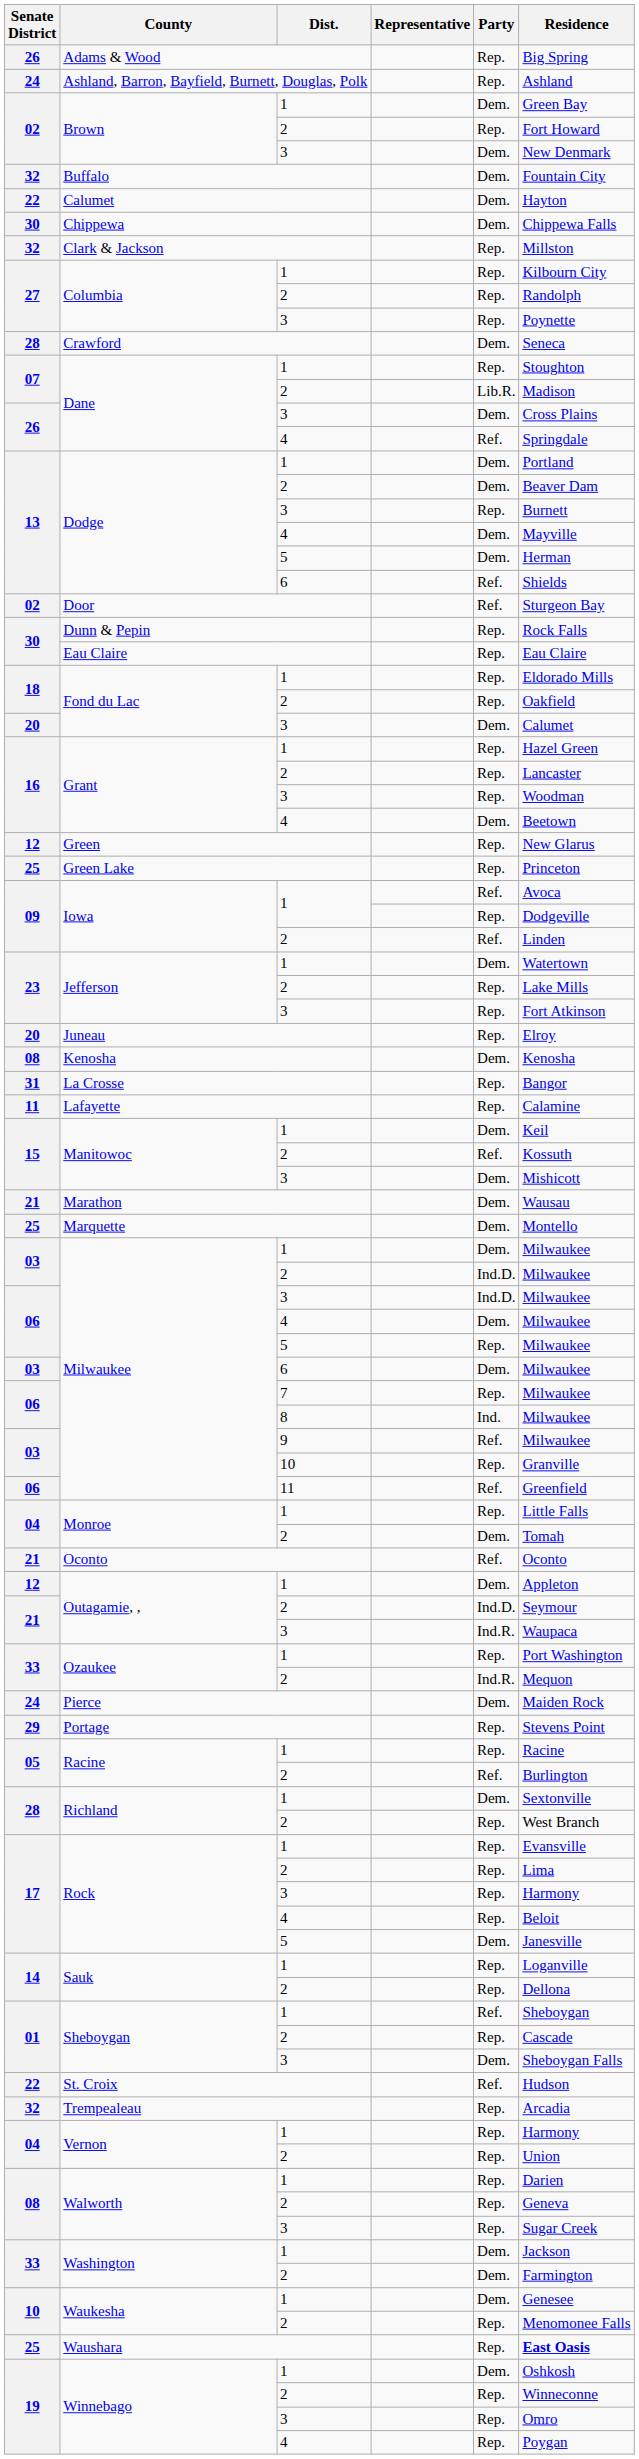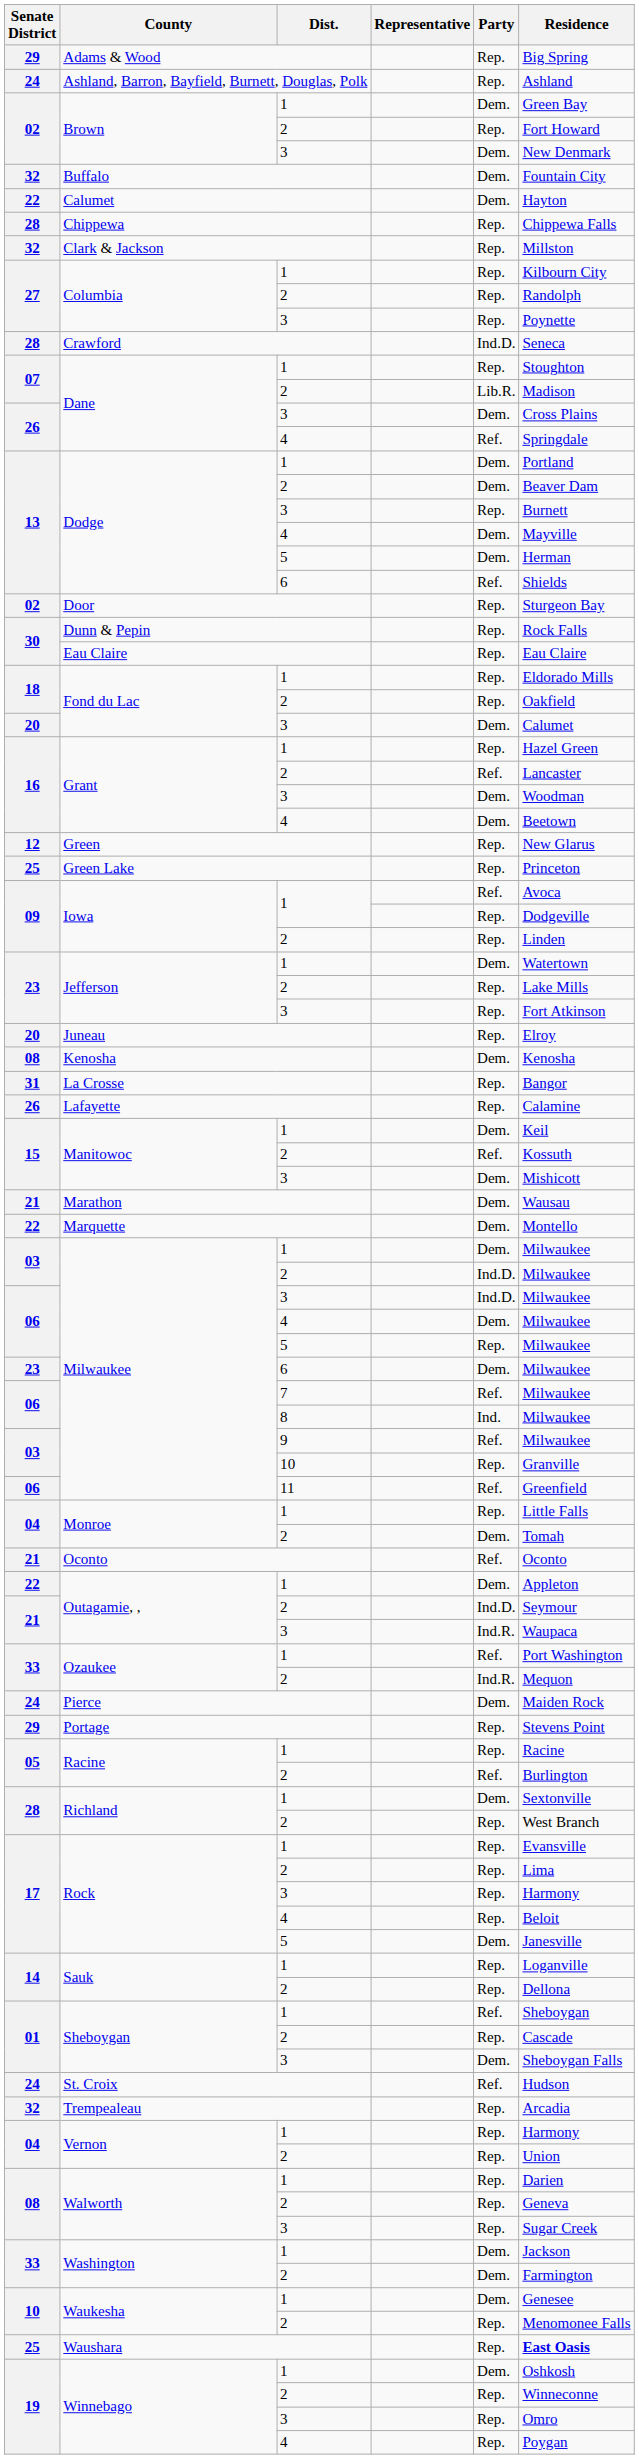(32, 57) 26 -> (32, 57) 29
(32, 224) 30 -> (32, 224) 28
(494, 224) Dem. -> (491, 224) Rep.
(494, 343) Dem. -> (496, 343) Ind.D.
(490, 605) Ref. -> (491, 605) Rep.
(491, 772) Rep. -> (490, 772) Ref.
(491, 796) Rep. -> (494, 796) Dem.
(490, 939) Ref. -> (491, 939) Rep.
(32, 1106) 11 -> (32, 1106) 26
(32, 1225) 25 -> (32, 1225) 22
(32, 1369) 03 -> (32, 1369) 23
(491, 1392) Rep. -> (490, 1392) Ref.
(32, 1583) 12 -> (32, 1583) 22
(491, 1655) Rep. -> (490, 1655) Ref.
(32, 2084) 22 -> (32, 2084) 24
